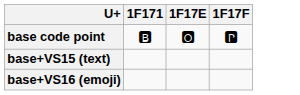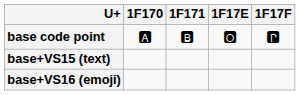+ column: (145, 14)
